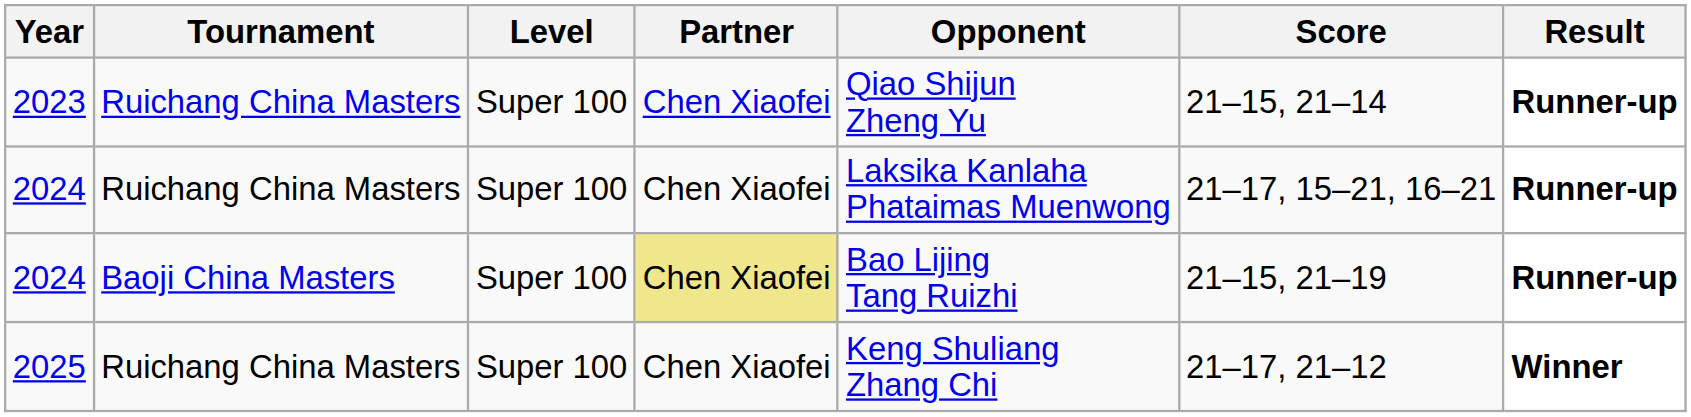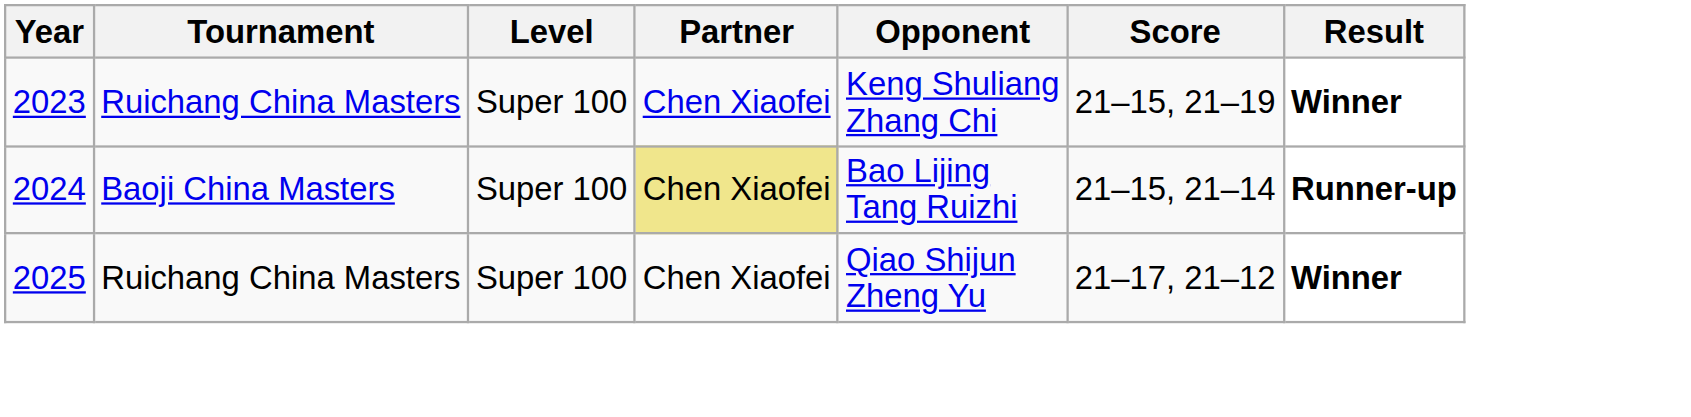(931, 102) Qiao Shijun Zheng Yu -> (953, 102) Keng Shuliang Zhang Chi
(1286, 102) 21–15, 21–14 -> (1175, 102) 21–15, 21–19
(1595, 102) Runner-up -> (1346, 102) Winner
- row: (49, 190)
(1286, 278) 21–15, 21–19 -> (1175, 190) 21–15, 21–14
(953, 367) Keng Shuliang Zhang Chi -> (931, 278) Qiao Shijun Zheng Yu
